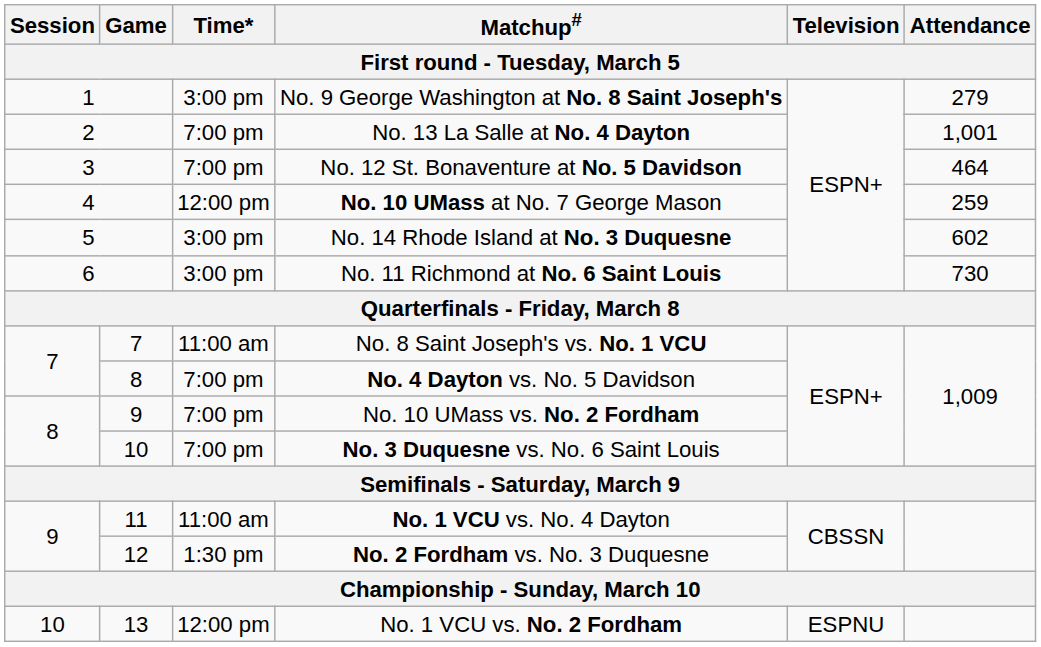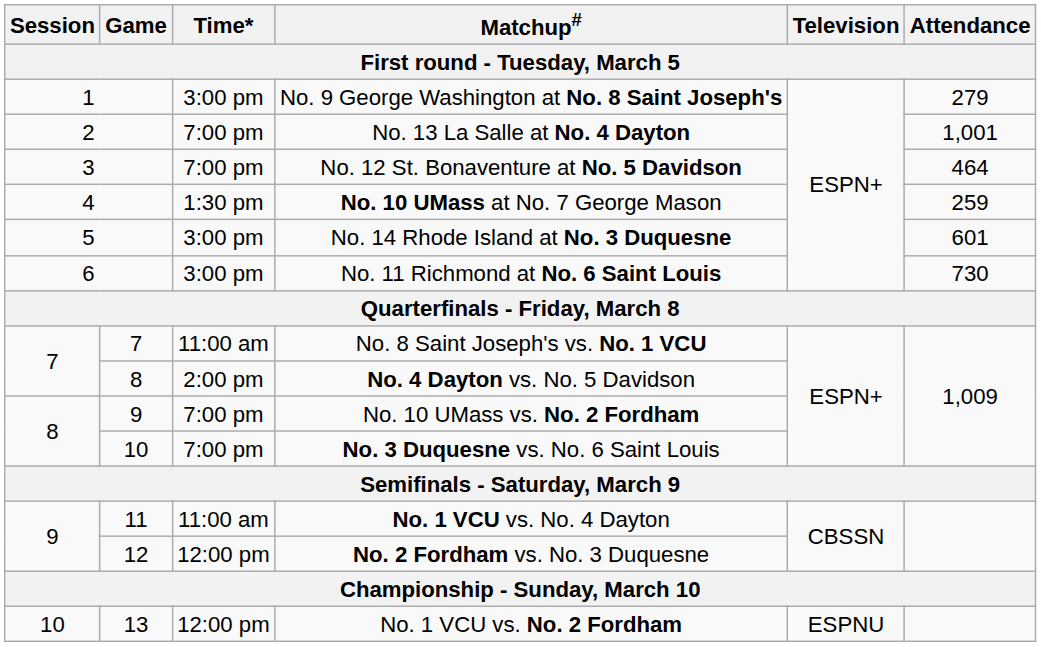(223, 203) 12:00 pm -> (223, 203) 1:30 pm
(970, 238) 602 -> (970, 238) 601
(223, 378) 7:00 pm -> (223, 378) 2:00 pm
(223, 554) 1:30 pm -> (223, 554) 12:00 pm
